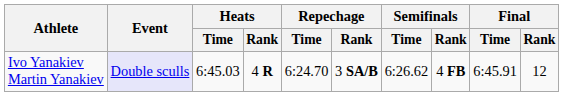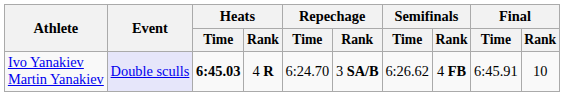(218, 71) normal -> (218, 71) bold
(539, 71) 12 -> (540, 71) 10
